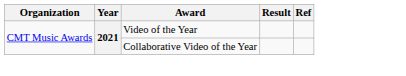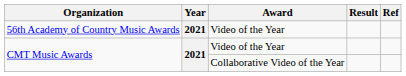+ row: (93, 29)
